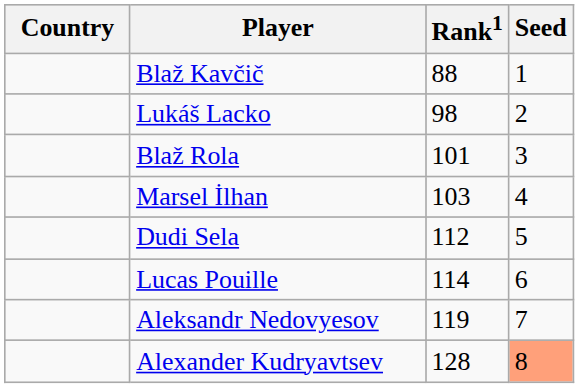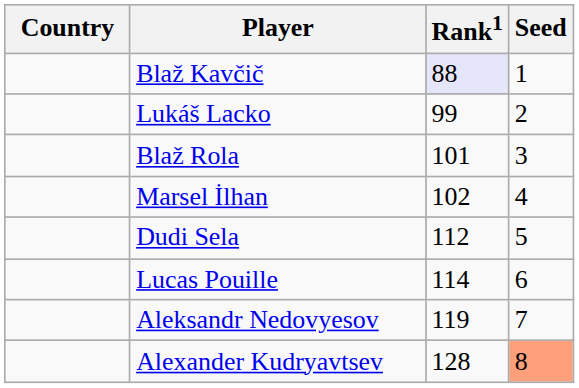(445, 73) no background -> (445, 73) lavender background
(445, 114) 98 -> (445, 114) 99
(451, 196) 103 -> (451, 196) 102
